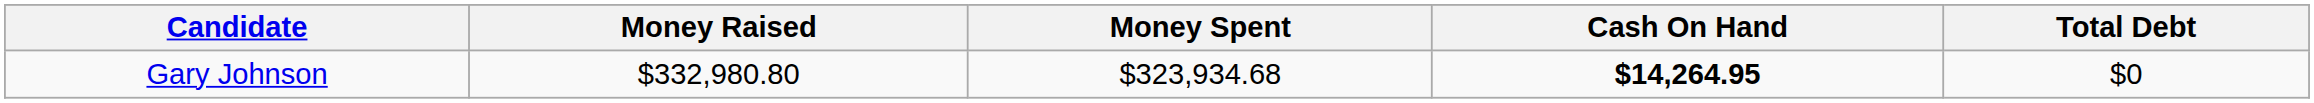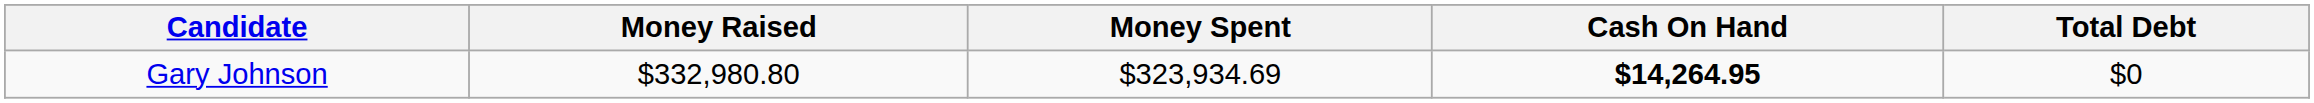(1200, 73) $323,934.68 -> (1200, 73) $323,934.69
